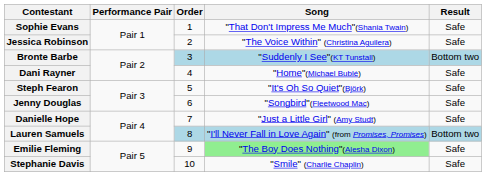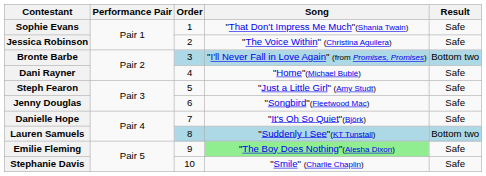(317, 57) "Suddenly I See"(KT Tunstall) -> (317, 57) "I'll Never Fall in Love Again" (from Promises, Promises)
(317, 88) "It's Oh So Quiet"(Björk) -> (317, 88) "Just a Little Girl" (Amy Studt)
(317, 118) "Just a Little Girl" (Amy Studt) -> (317, 118) "It's Oh So Quiet"(Björk)
(317, 133) "I'll Never Fall in Love Again" (from Promises, Promises) -> (317, 133) "Suddenly I See"(KT Tunstall)
